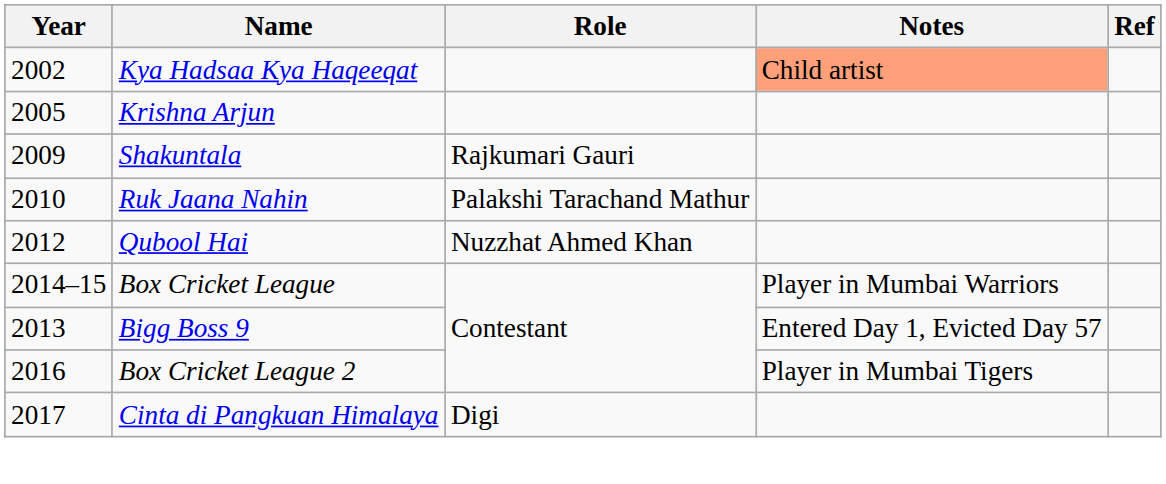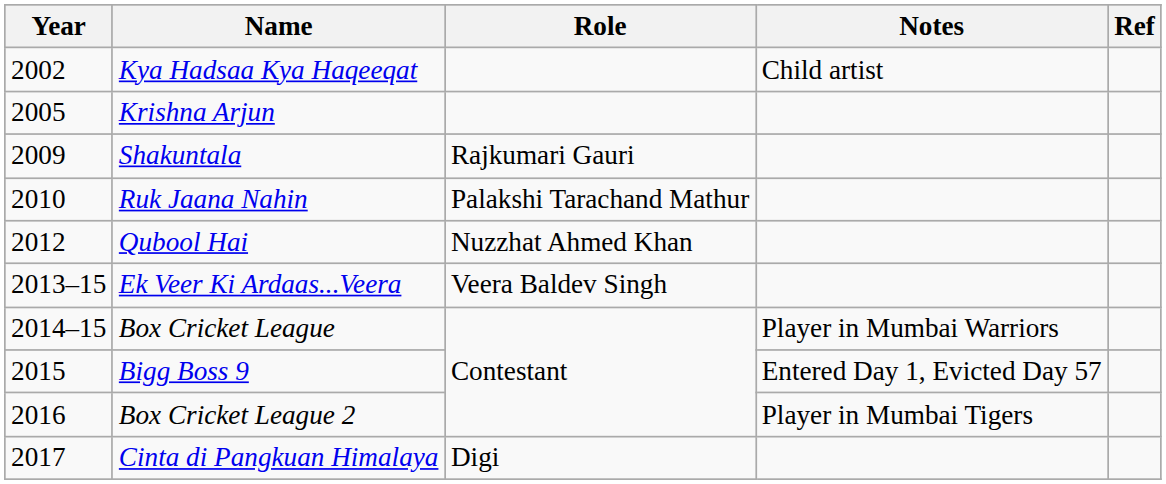(823, 69) lightsalmon background -> (823, 69) no background
+ row: (260, 284)
(38, 328) 2013 -> (38, 371) 2015
